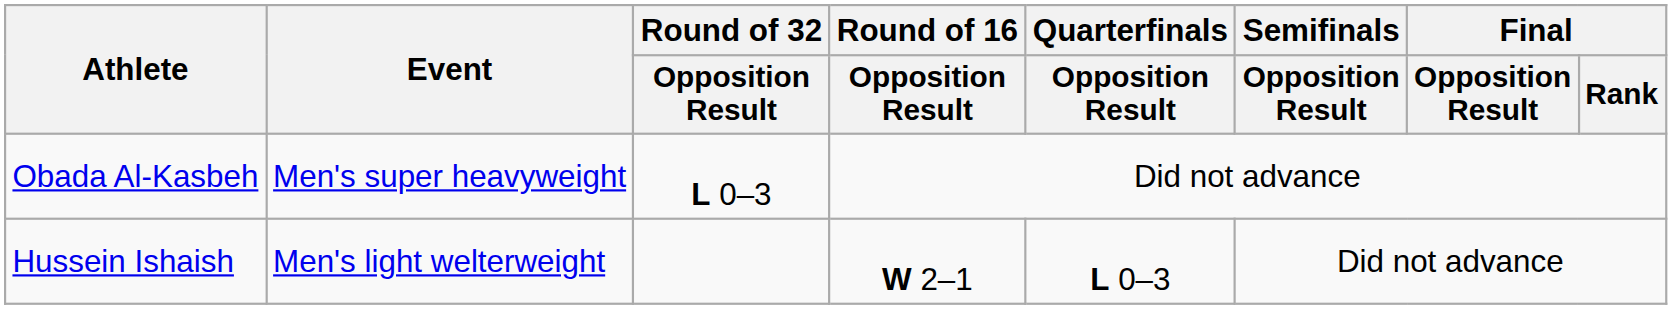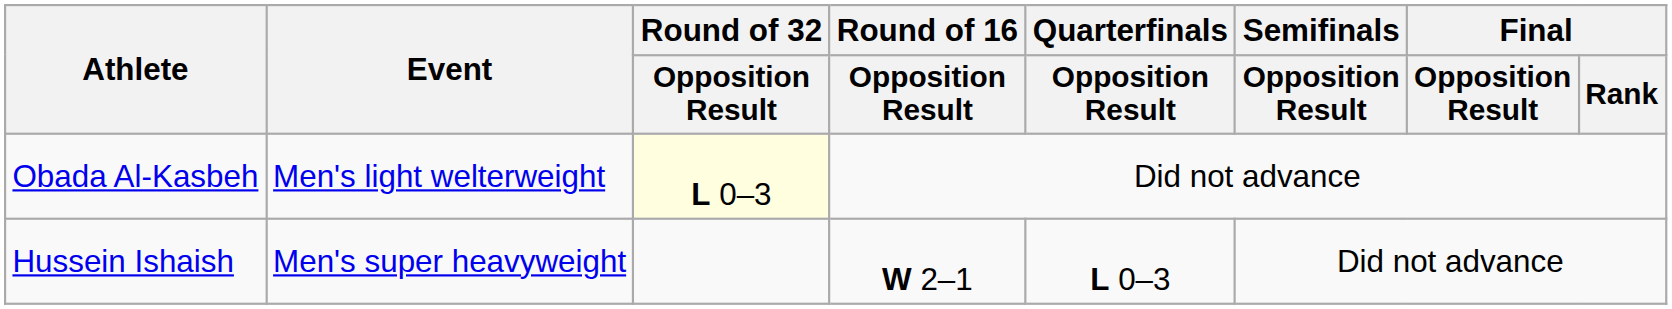(450, 177) Men's super heavyweight -> (439, 177) Men's light welterweight
(731, 194) no background -> (731, 194) lightyellow background
(439, 261) Men's light welterweight -> (450, 261) Men's super heavyweight
